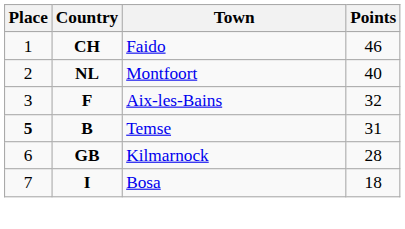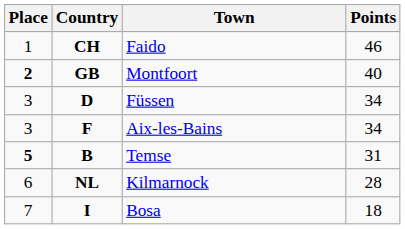(28, 73) normal -> (28, 73) bold
(87, 73) NL -> (87, 73) GB
+ row: (150, 100)
(373, 100) 32 -> (373, 127) 34
(87, 155) GB -> (87, 182) NL
